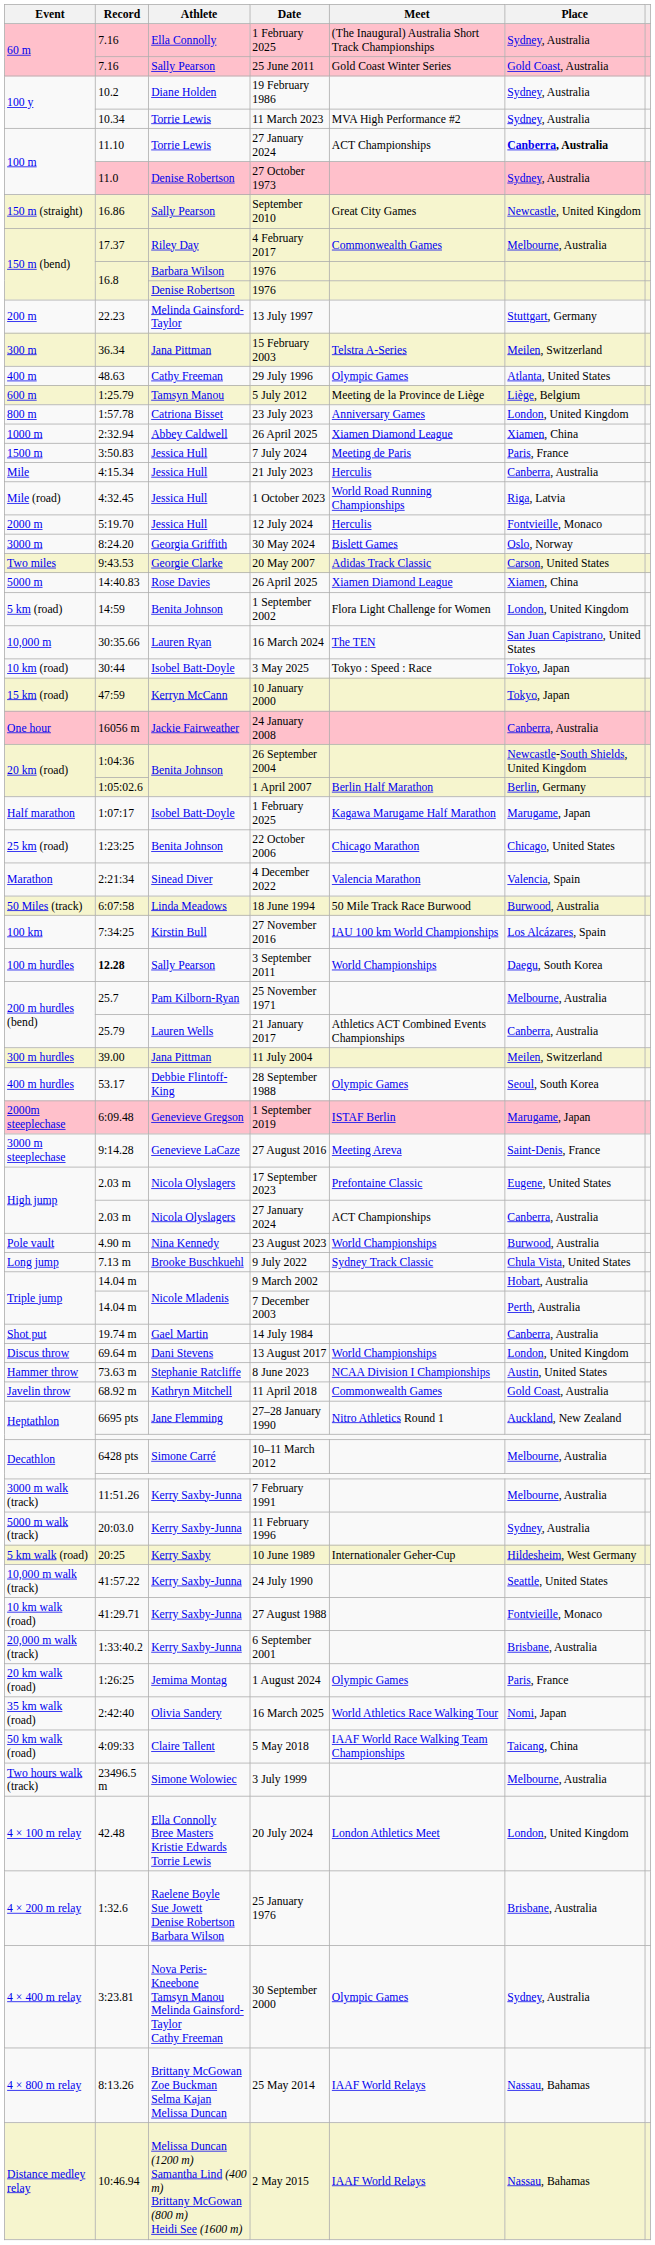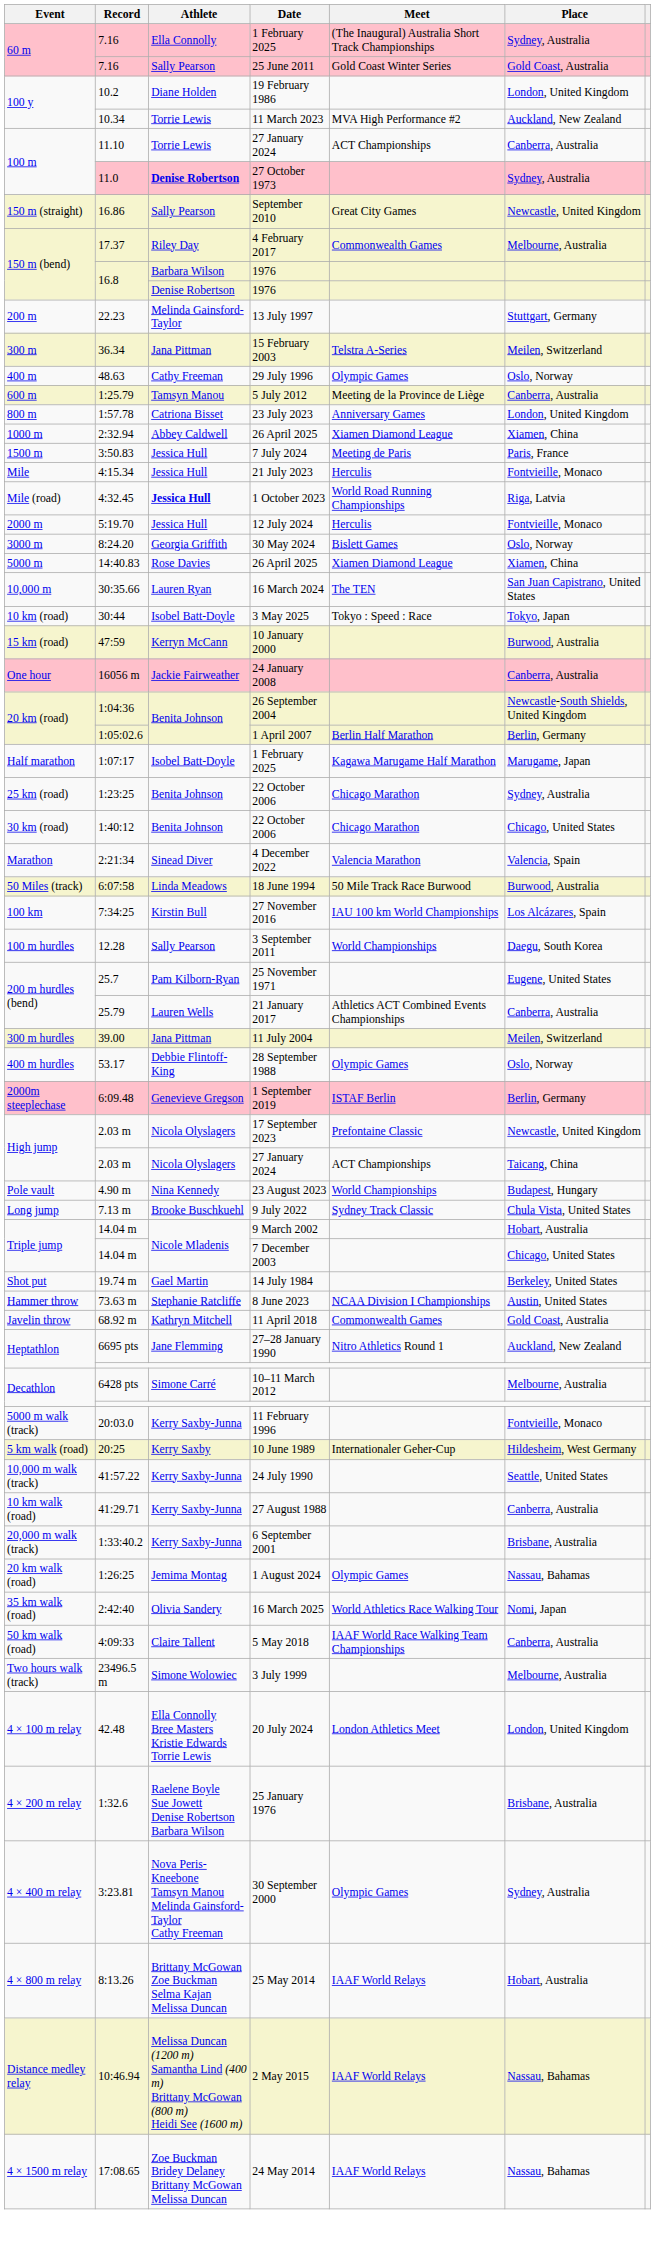(549, 93) Sydney, Australia -> (568, 93) London, United Kingdom
(549, 119) Sydney, Australia -> (564, 119) Auckland, New Zealand
(558, 145) bold -> (553, 145) normal
(193, 178) normal -> (195, 178) bold
(559, 376) Atlanta, United States -> (540, 376) Oslo, Norway
(544, 395) Liège, Belgium -> (553, 395) Canberra, Australia
(553, 472) Canberra, Australia -> (555, 472) Fontvieille, Monaco
(179, 498) normal -> (181, 498) bold
- row: (32, 563)
- row: (35, 609)
(538, 694) Tokyo, Japan -> (553, 642) Burwood, Australia
(561, 846) Chicago, United States -> (549, 794) Sydney, Australia
+ row: (38, 827)
(111, 965) bold -> (111, 946) normal
(557, 998) Melbourne, Australia -> (559, 979) Eugene, United States
(553, 1084) Seoul, South Korea -> (540, 1064) Oslo, Norway
(549, 1117) Marugame, Japan -> (547, 1098) Berlin, Germany
- row: (36, 1150)
(559, 1183) Eugene, United States -> (574, 1131) Newcastle, United Kingdom
(553, 1216) Canberra, Australia -> (543, 1164) Taicang, China
(553, 1243) Burwood, Australia -> (552, 1190) Budapest, Hungary
(544, 1307) Perth, Australia -> (561, 1255) Chicago, United States
(553, 1334) Canberra, Australia -> (562, 1281) Berkeley, United States
- row: (38, 1353)
- row: (38, 1495)
(549, 1528) Sydney, Australia -> (555, 1423) Fontvieille, Monaco
(555, 1614) Fontvieille, Monaco -> (553, 1509) Canberra, Australia
(538, 1680) Paris, France -> (549, 1575) Nassau, Bahamas
(543, 1746) Taicang, China -> (553, 1641) Canberra, Australia
(549, 2085) Nassau, Bahamas -> (548, 1981) Hobart, Australia
+ row: (47, 2172)
